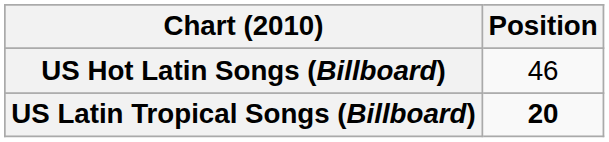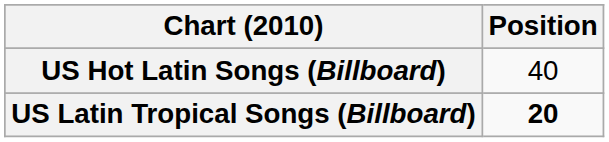(543, 70) 46 -> (543, 70) 40
